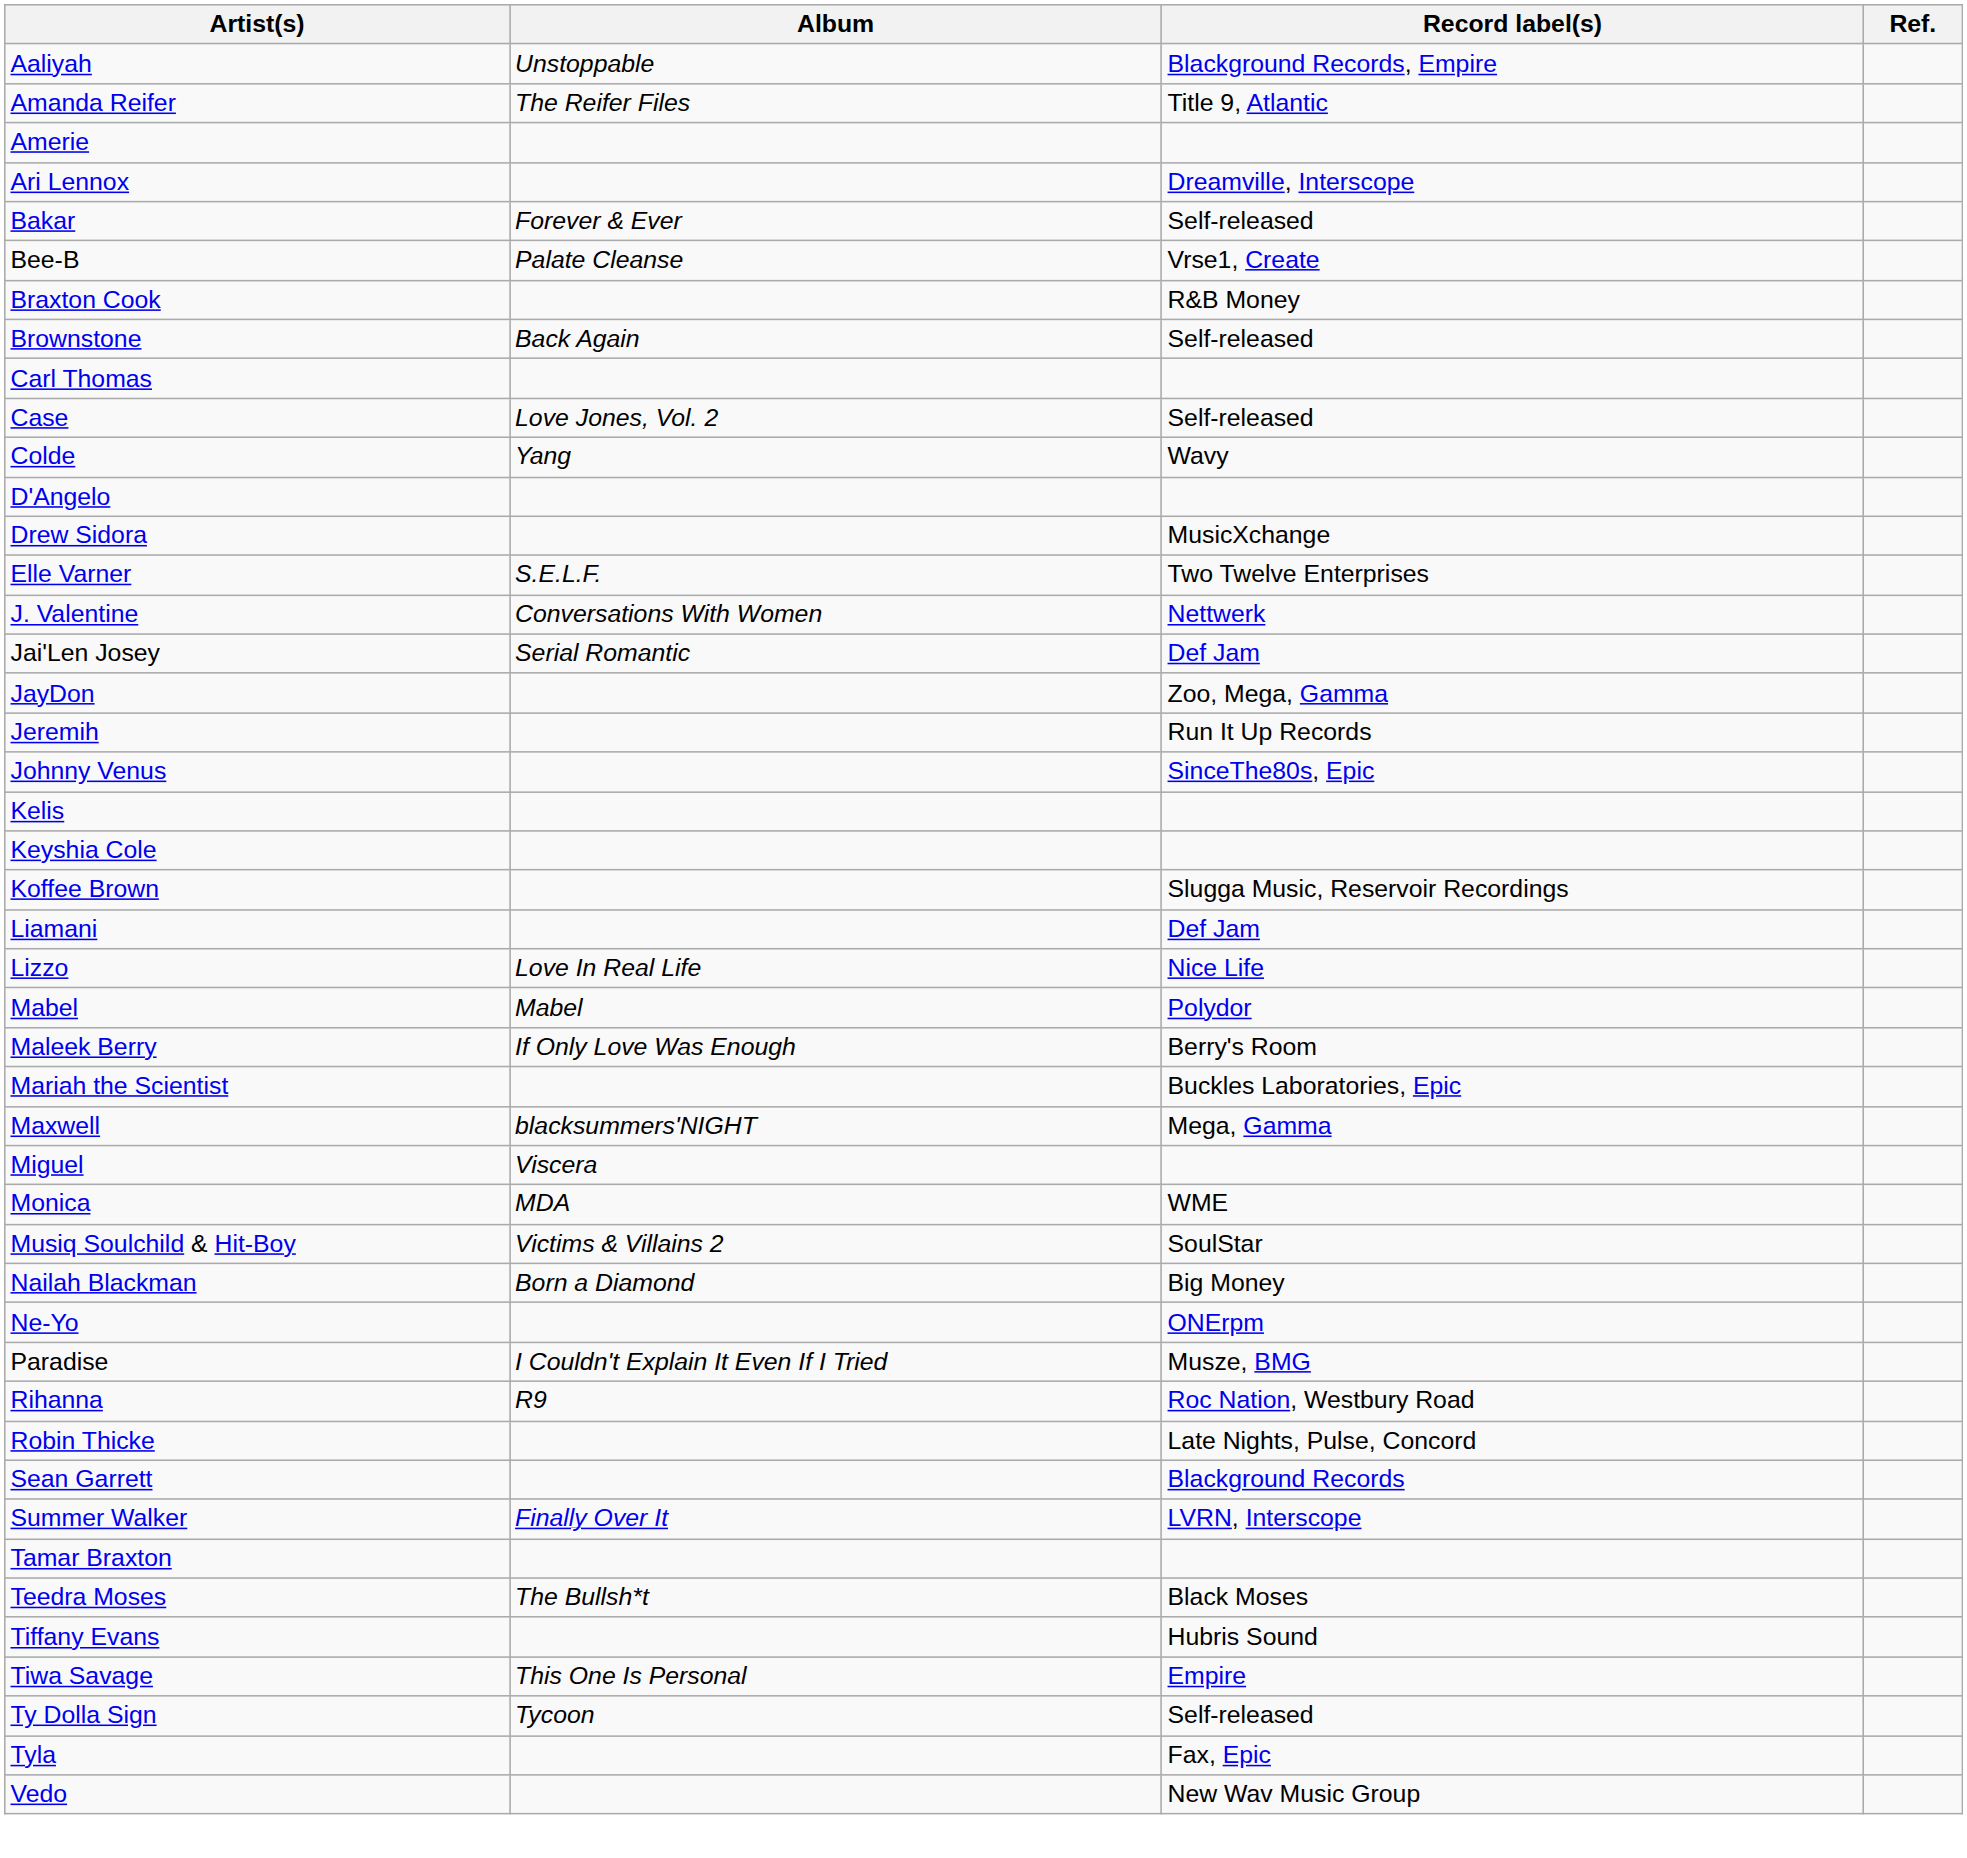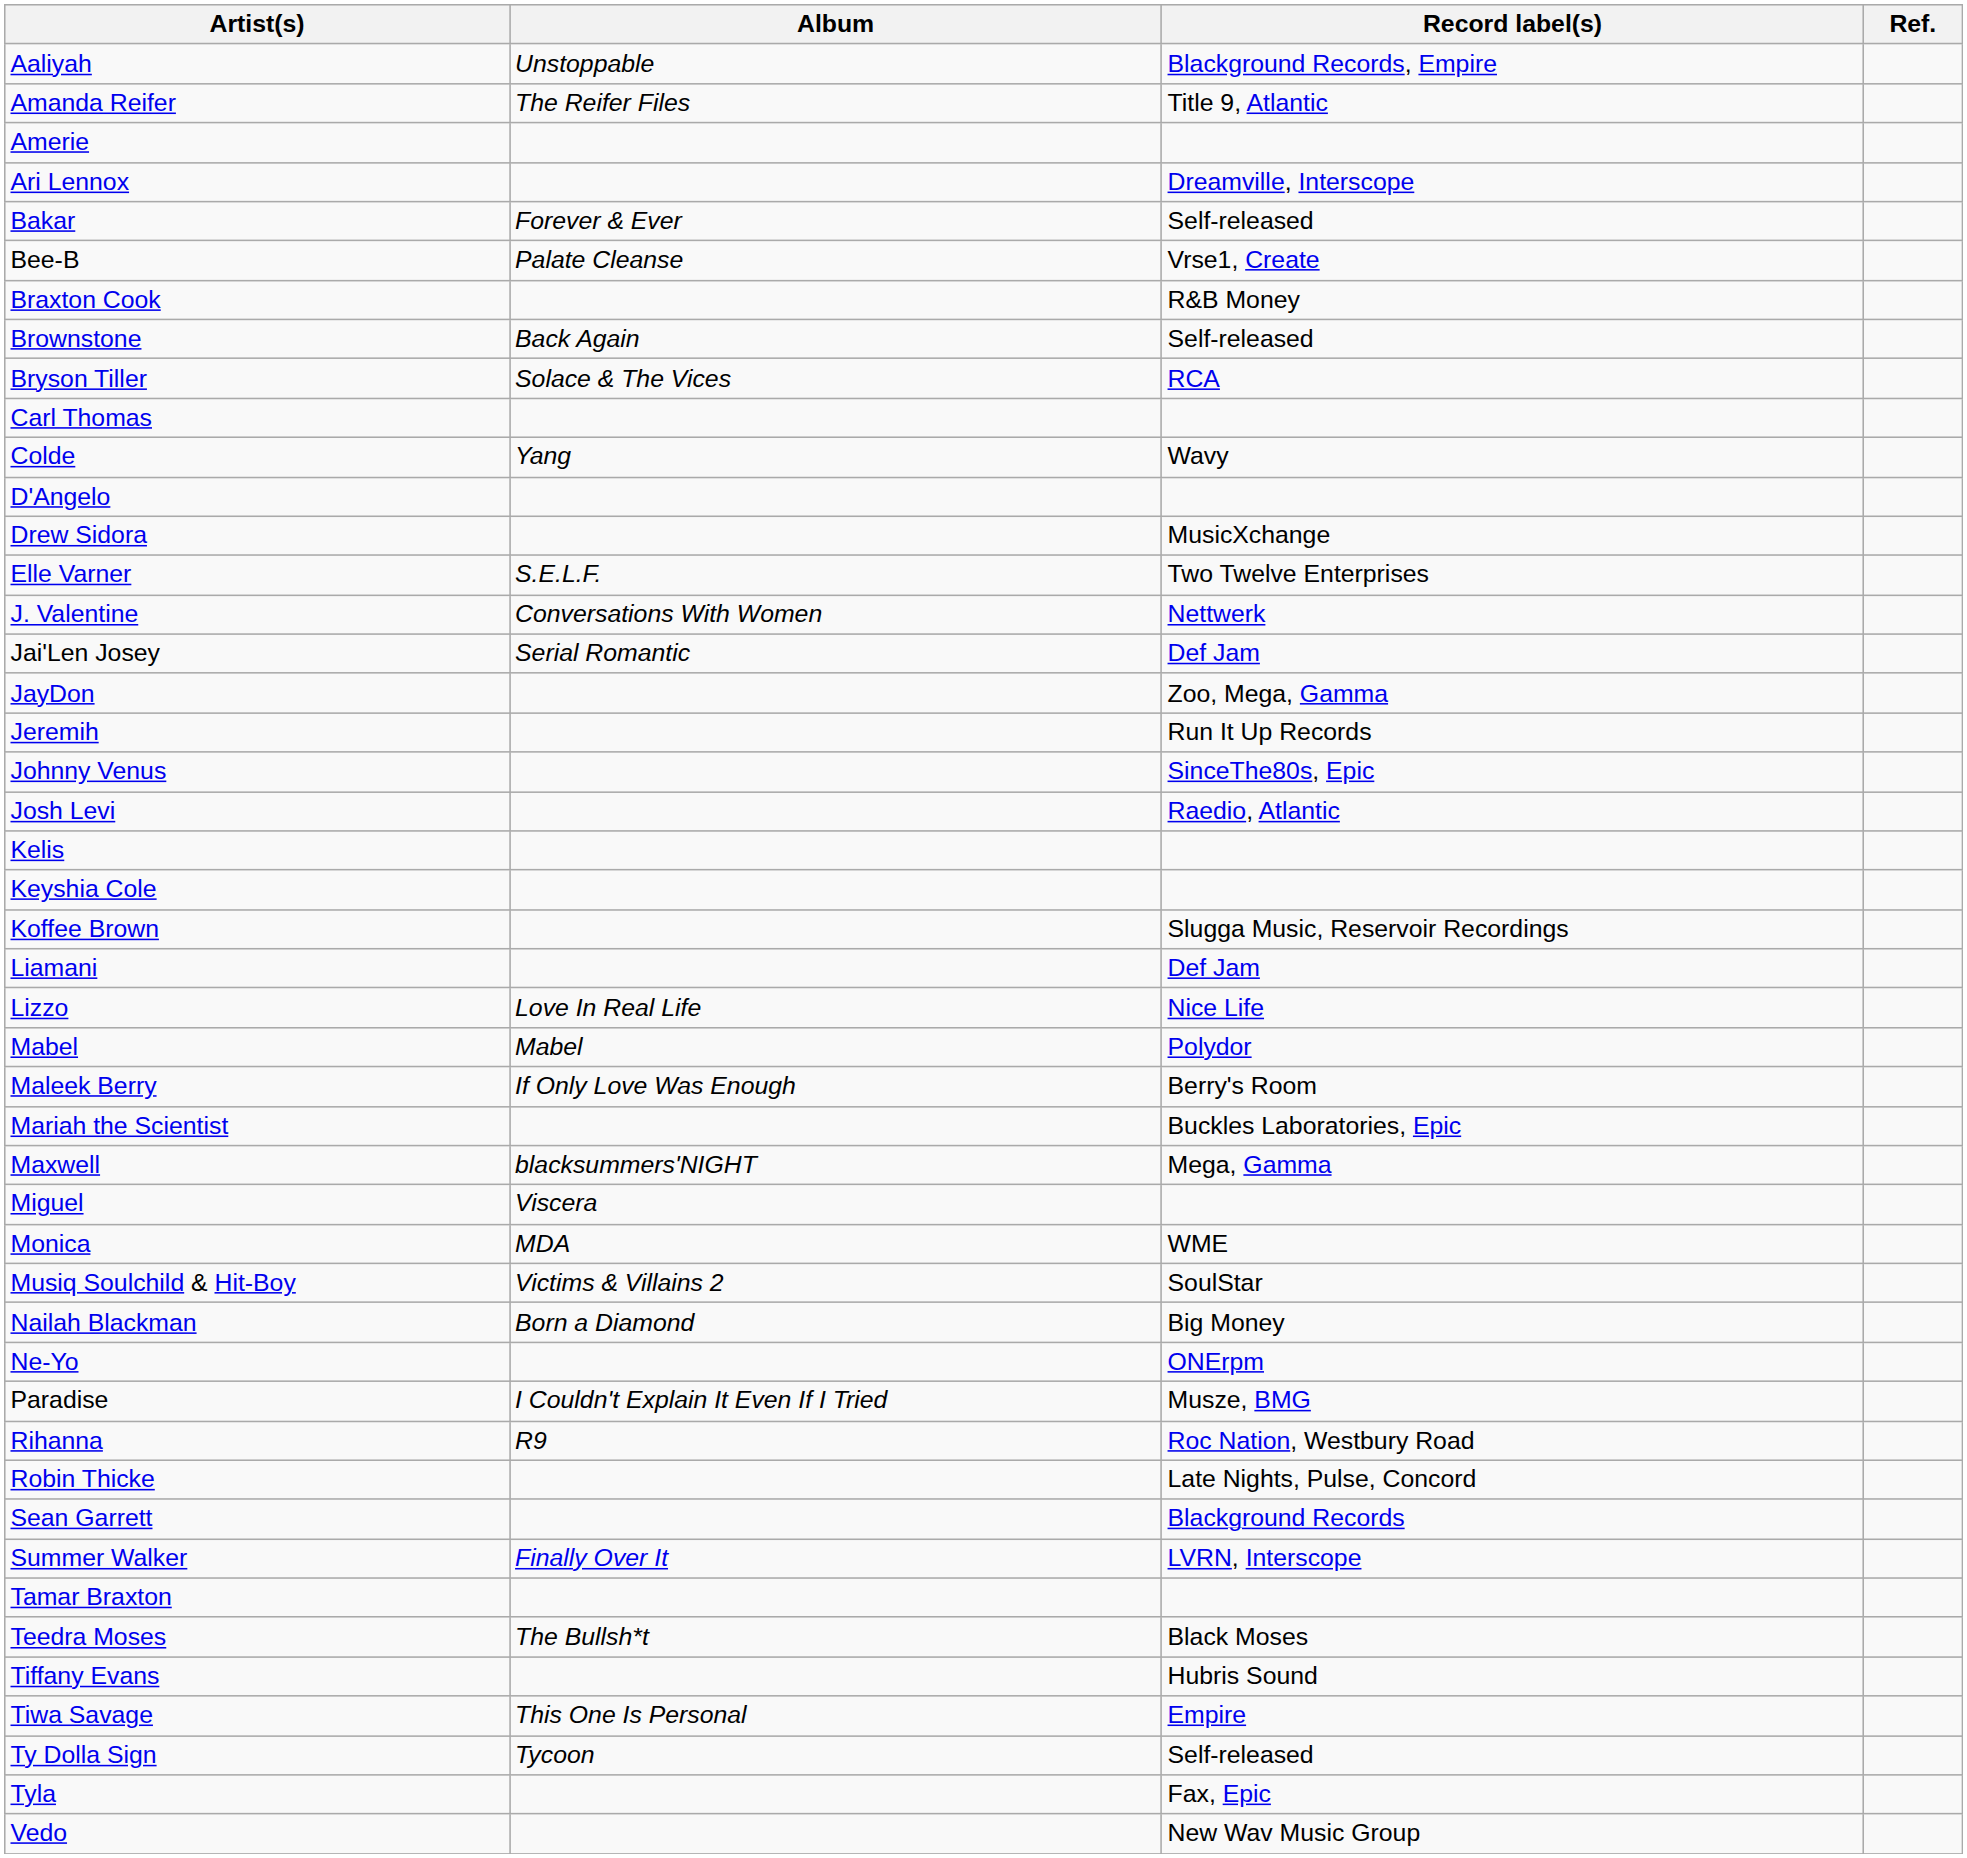+ row: (79, 378)
- row: (39, 417)
+ row: (63, 810)
